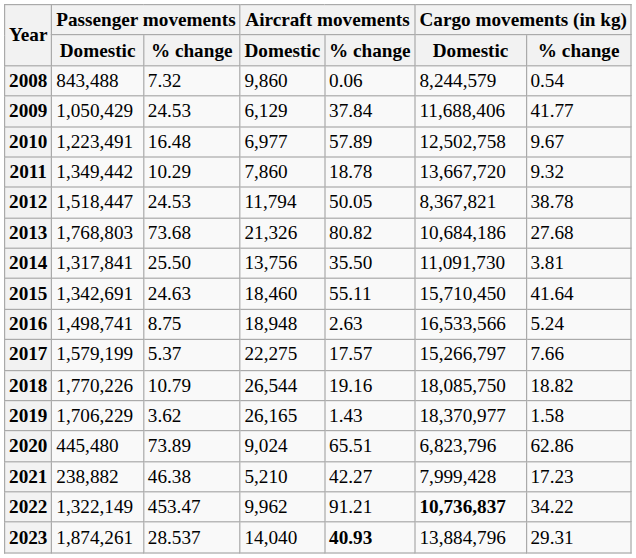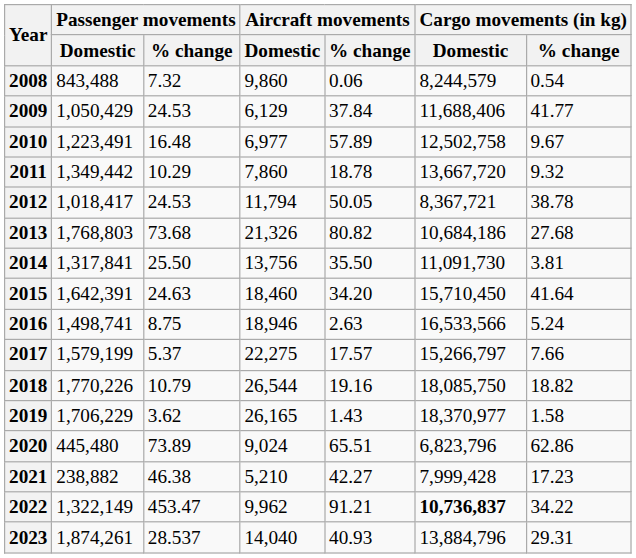(95, 202) 1,518,447 -> (95, 202) 1,018,417
(458, 202) 8,367,821 -> (458, 202) 8,367,721
(95, 293) 1,342,691 -> (95, 293) 1,642,391
(350, 293) 55.11 -> (351, 293) 34.20
(271, 324) 18,948 -> (271, 324) 18,946
(351, 537) bold -> (351, 537) normal
